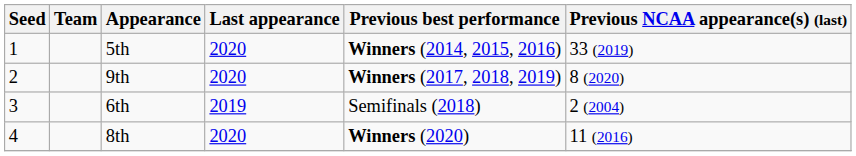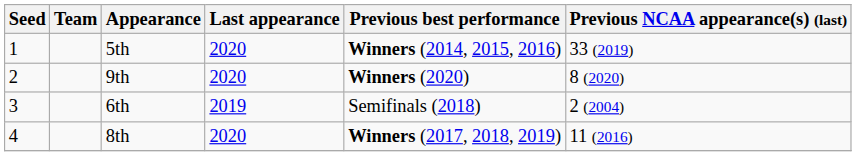(455, 77) Winners (2017, 2018, 2019) -> (409, 77) Winners (2020)
(409, 135) Winners (2020) -> (455, 135) Winners (2017, 2018, 2019)
